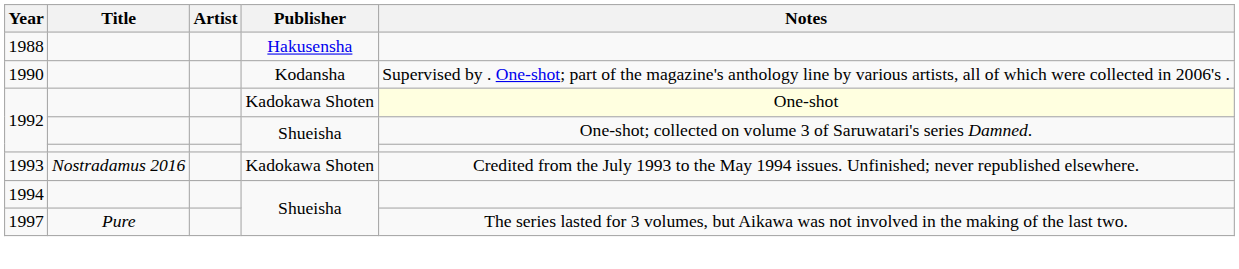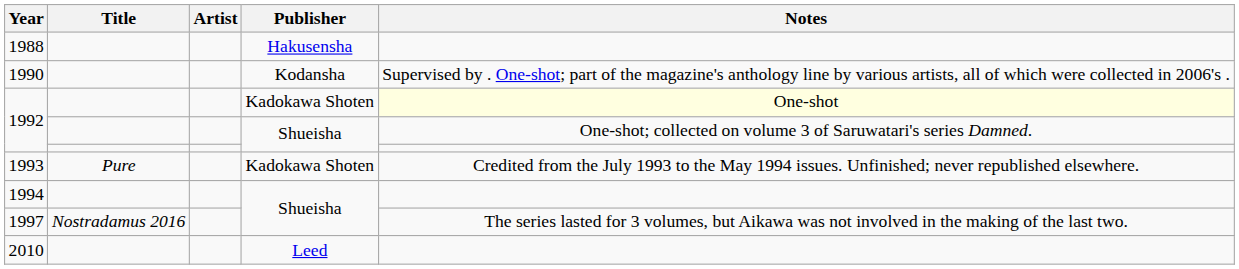(119, 166) Nostradamus 2016 -> (119, 166) Pure
(119, 221) Pure -> (119, 221) Nostradamus 2016
+ row: (26, 249)
